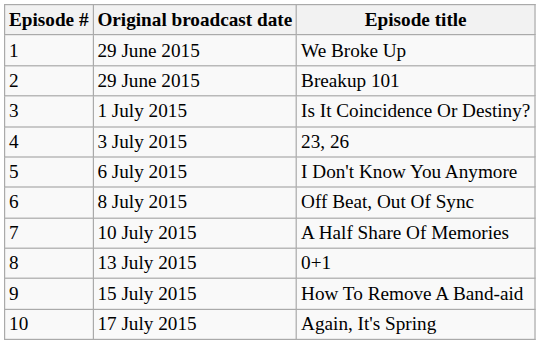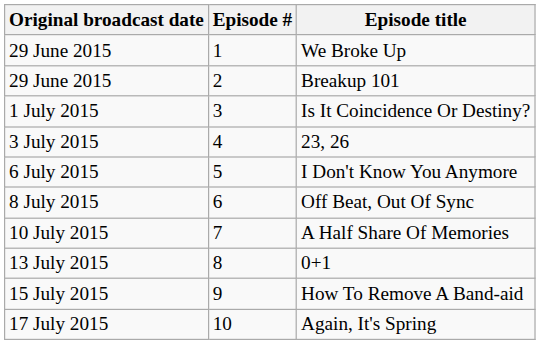columns swapped: (49, 19) <-> (195, 19)
